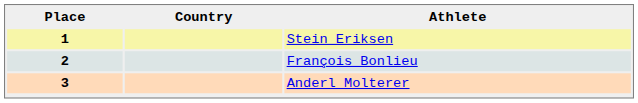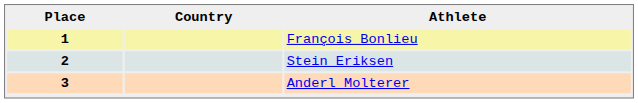(340, 39) Stein Eriksen -> (352, 39) François Bonlieu
(352, 61) François Bonlieu -> (340, 61) Stein Eriksen
